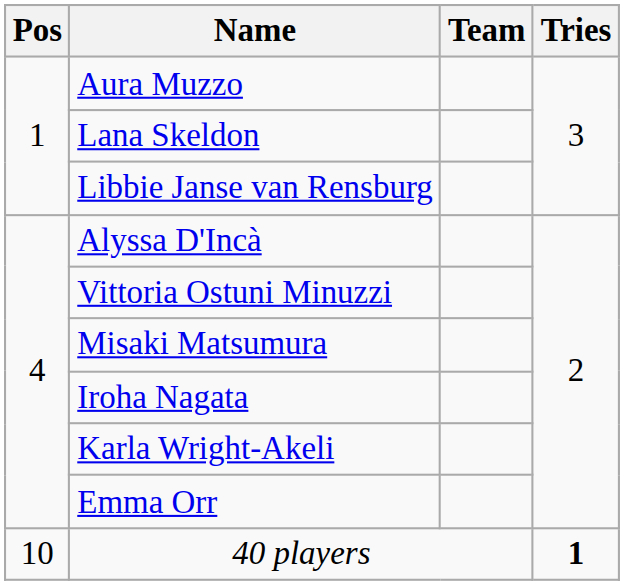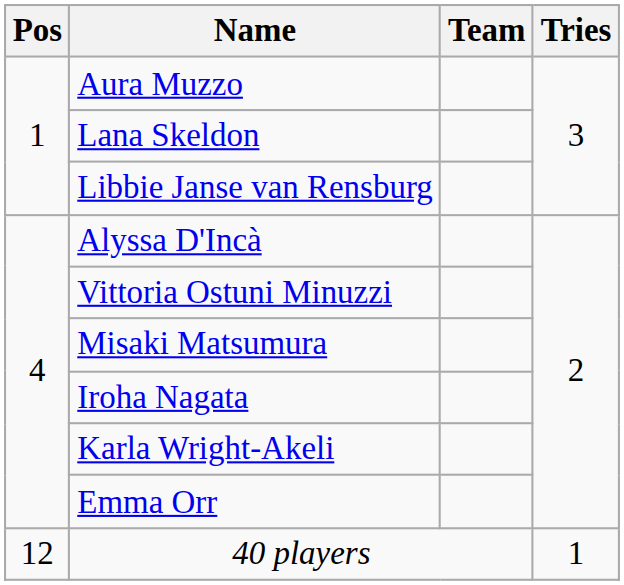(37, 553) 10 -> (37, 553) 12
(576, 553) bold -> (576, 553) normal
